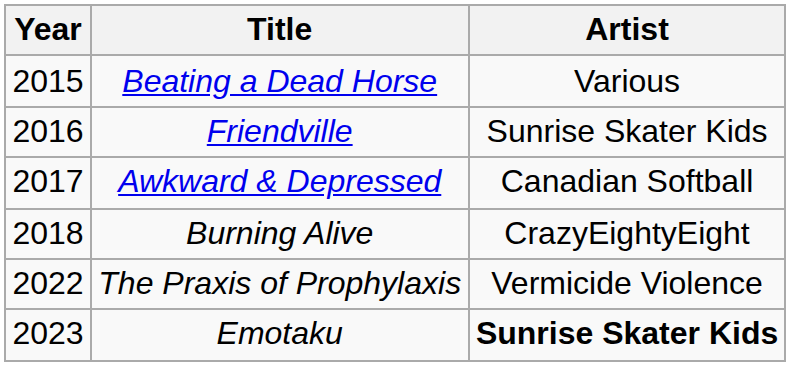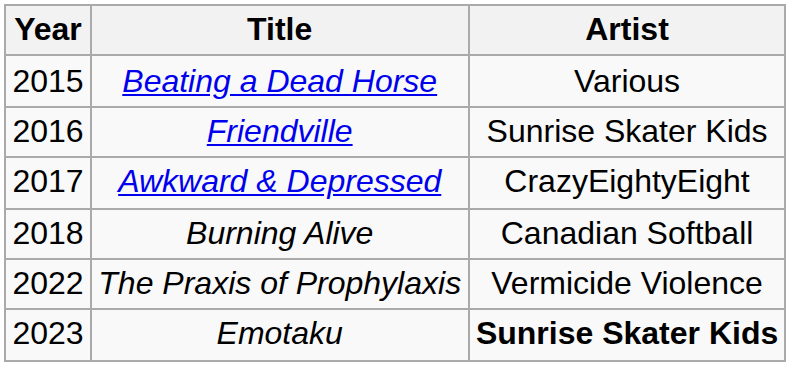(627, 182) Canadian Softball -> (627, 182) CrazyEightyEight
(627, 232) CrazyEightyEight -> (627, 232) Canadian Softball
